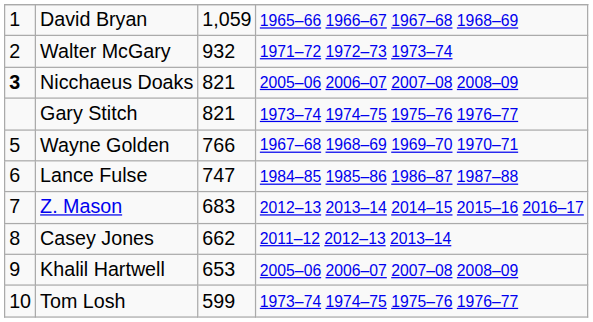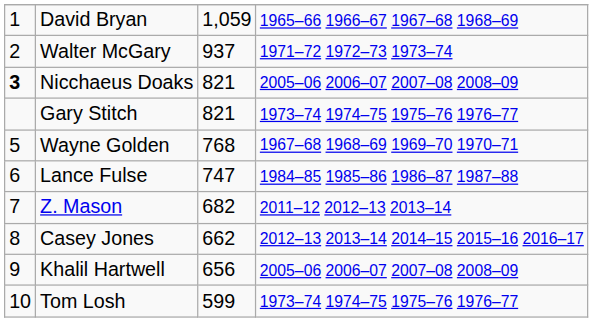(219, 51) 932 -> (219, 51) 937
(219, 144) 766 -> (219, 144) 768
(219, 207) 683 -> (219, 207) 682
(422, 207) 2012–13 2013–14 2014–15 2015–16 2016–17 -> (356, 207) 2011–12 2012–13 2013–14
(356, 239) 2011–12 2012–13 2013–14 -> (422, 239) 2012–13 2013–14 2014–15 2015–16 2016–17
(219, 269) 653 -> (219, 269) 656
